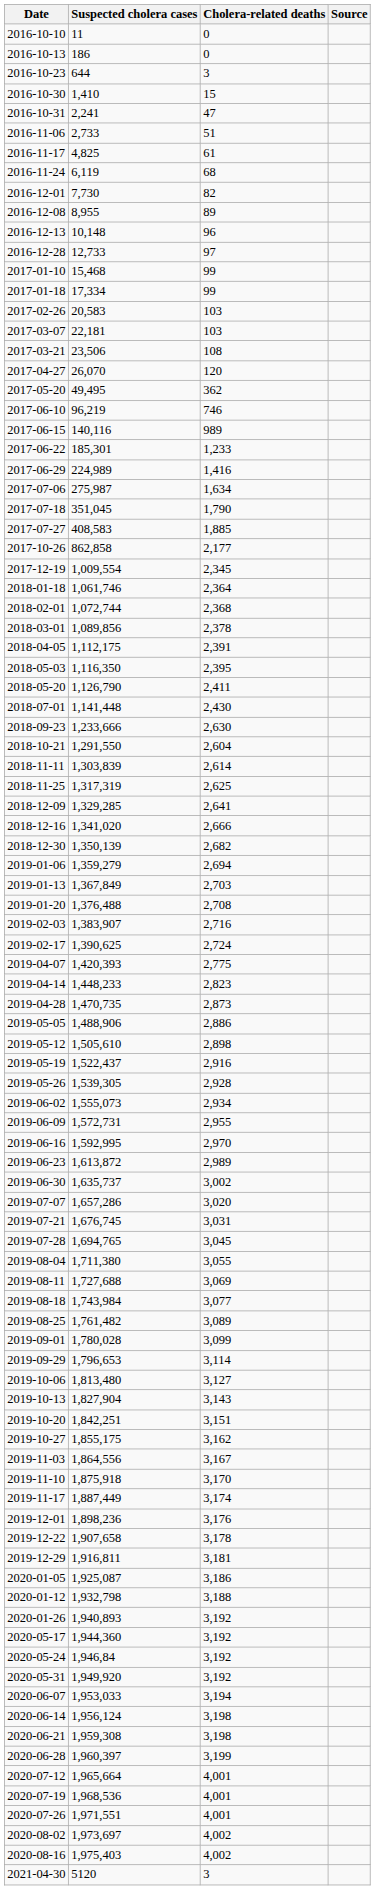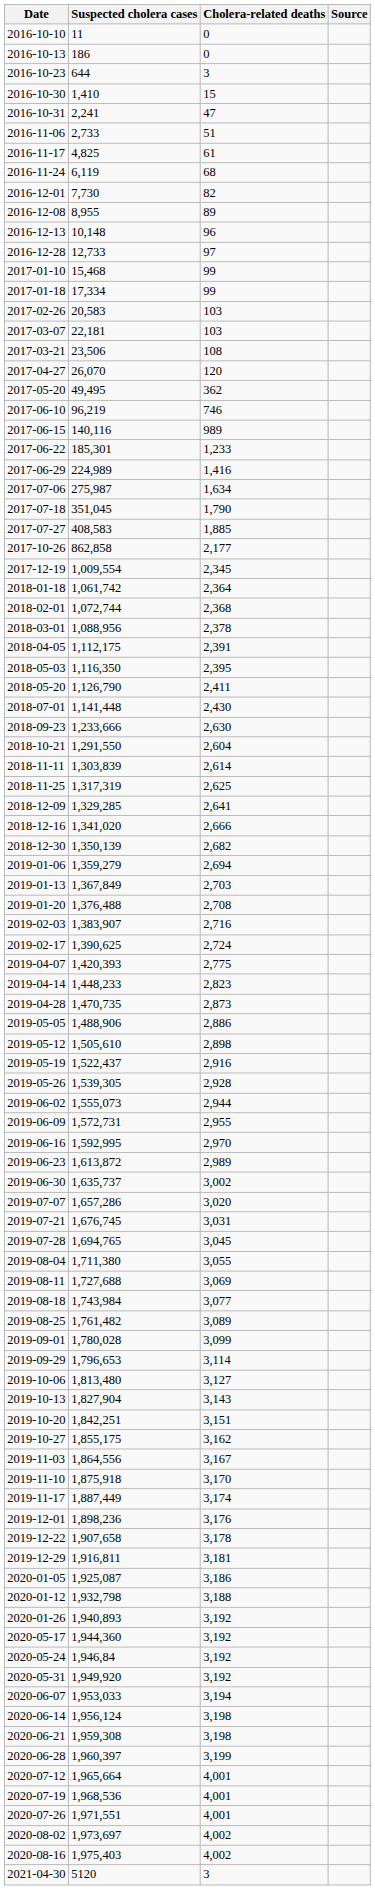(96, 588) 1,061,746 -> (96, 588) 1,061,742
(96, 627) 1,089,856 -> (96, 627) 1,088,956
(217, 1102) 2,934 -> (217, 1102) 2,944
